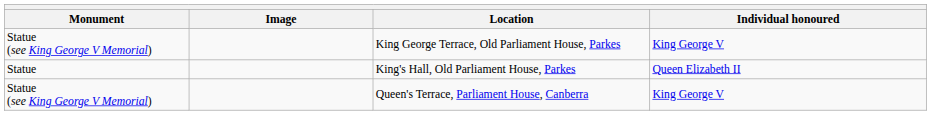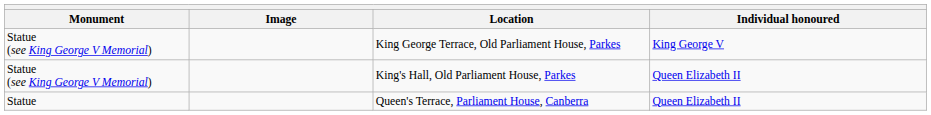(22, 69) Statue -> (79, 75) Statue (see King George V Memorial)
(79, 94) Statue (see King George V Memorial) -> (22, 100) Statue
(688, 94) King George V -> (697, 100) Queen Elizabeth II
